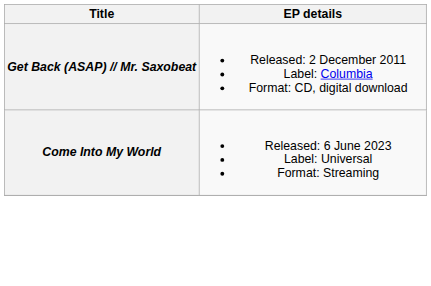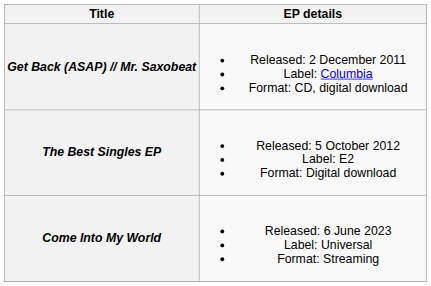+ row: (102, 152)
